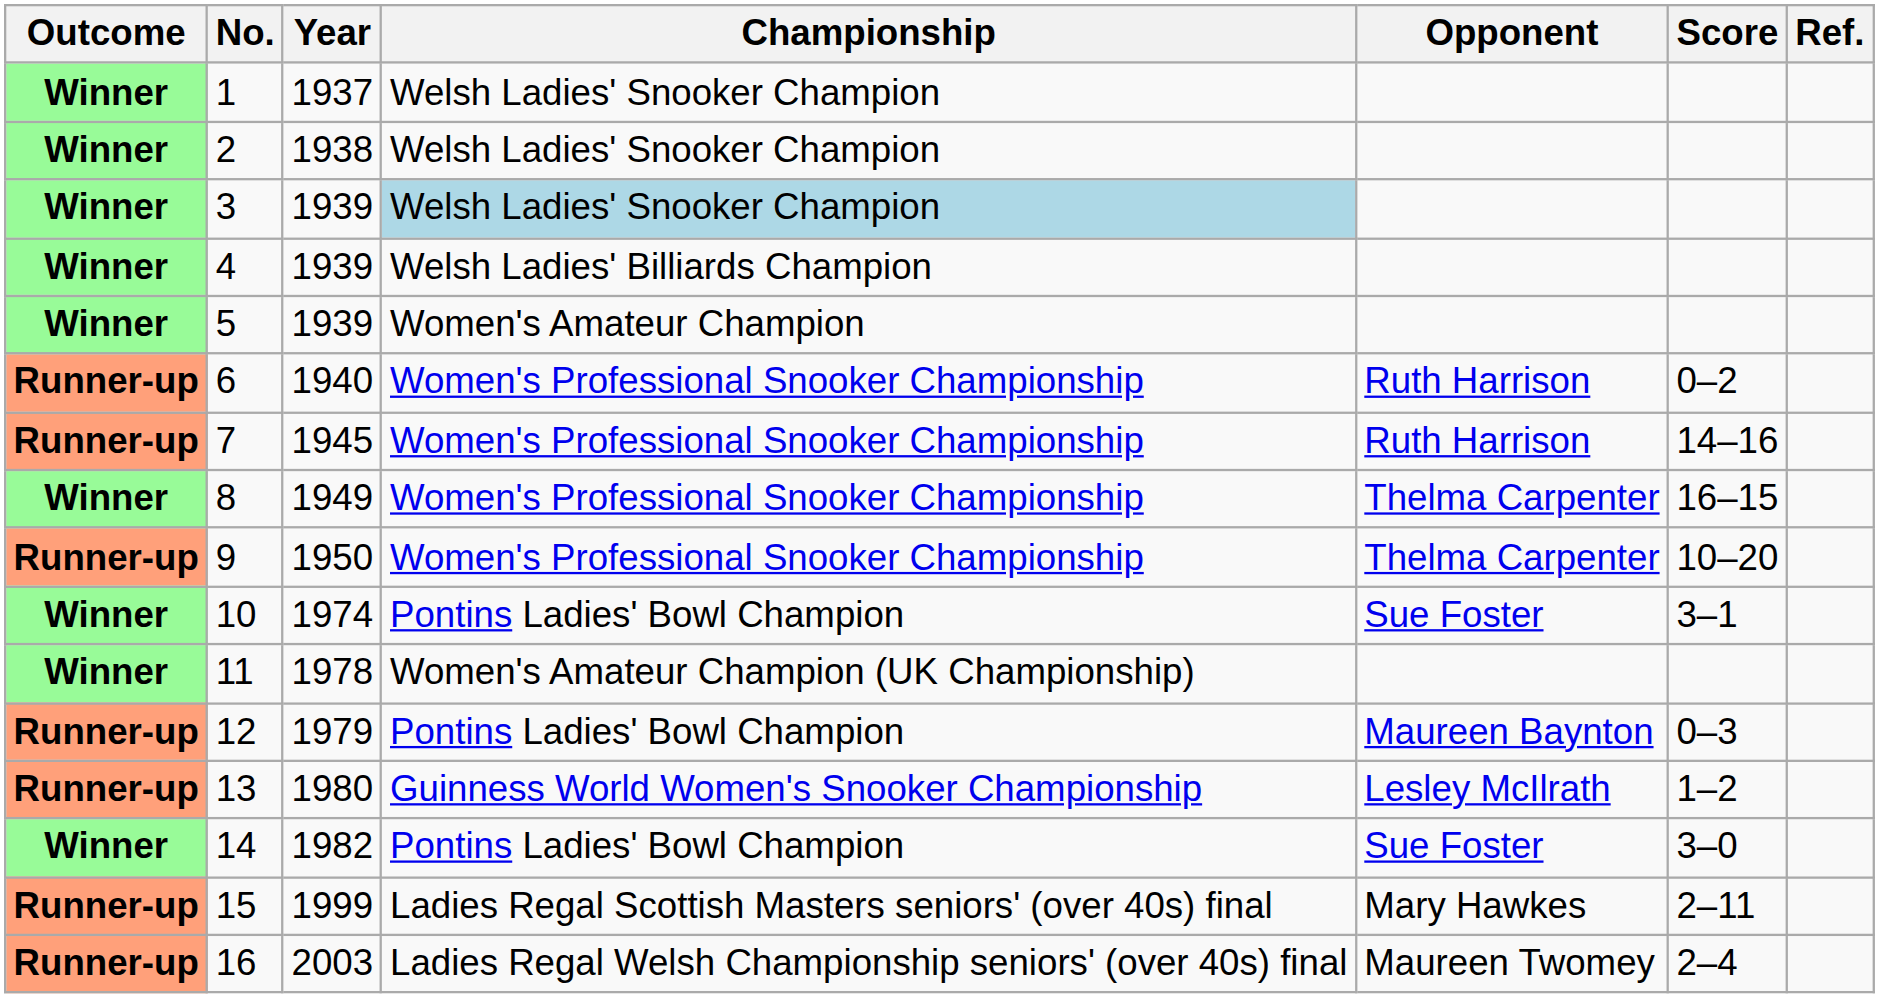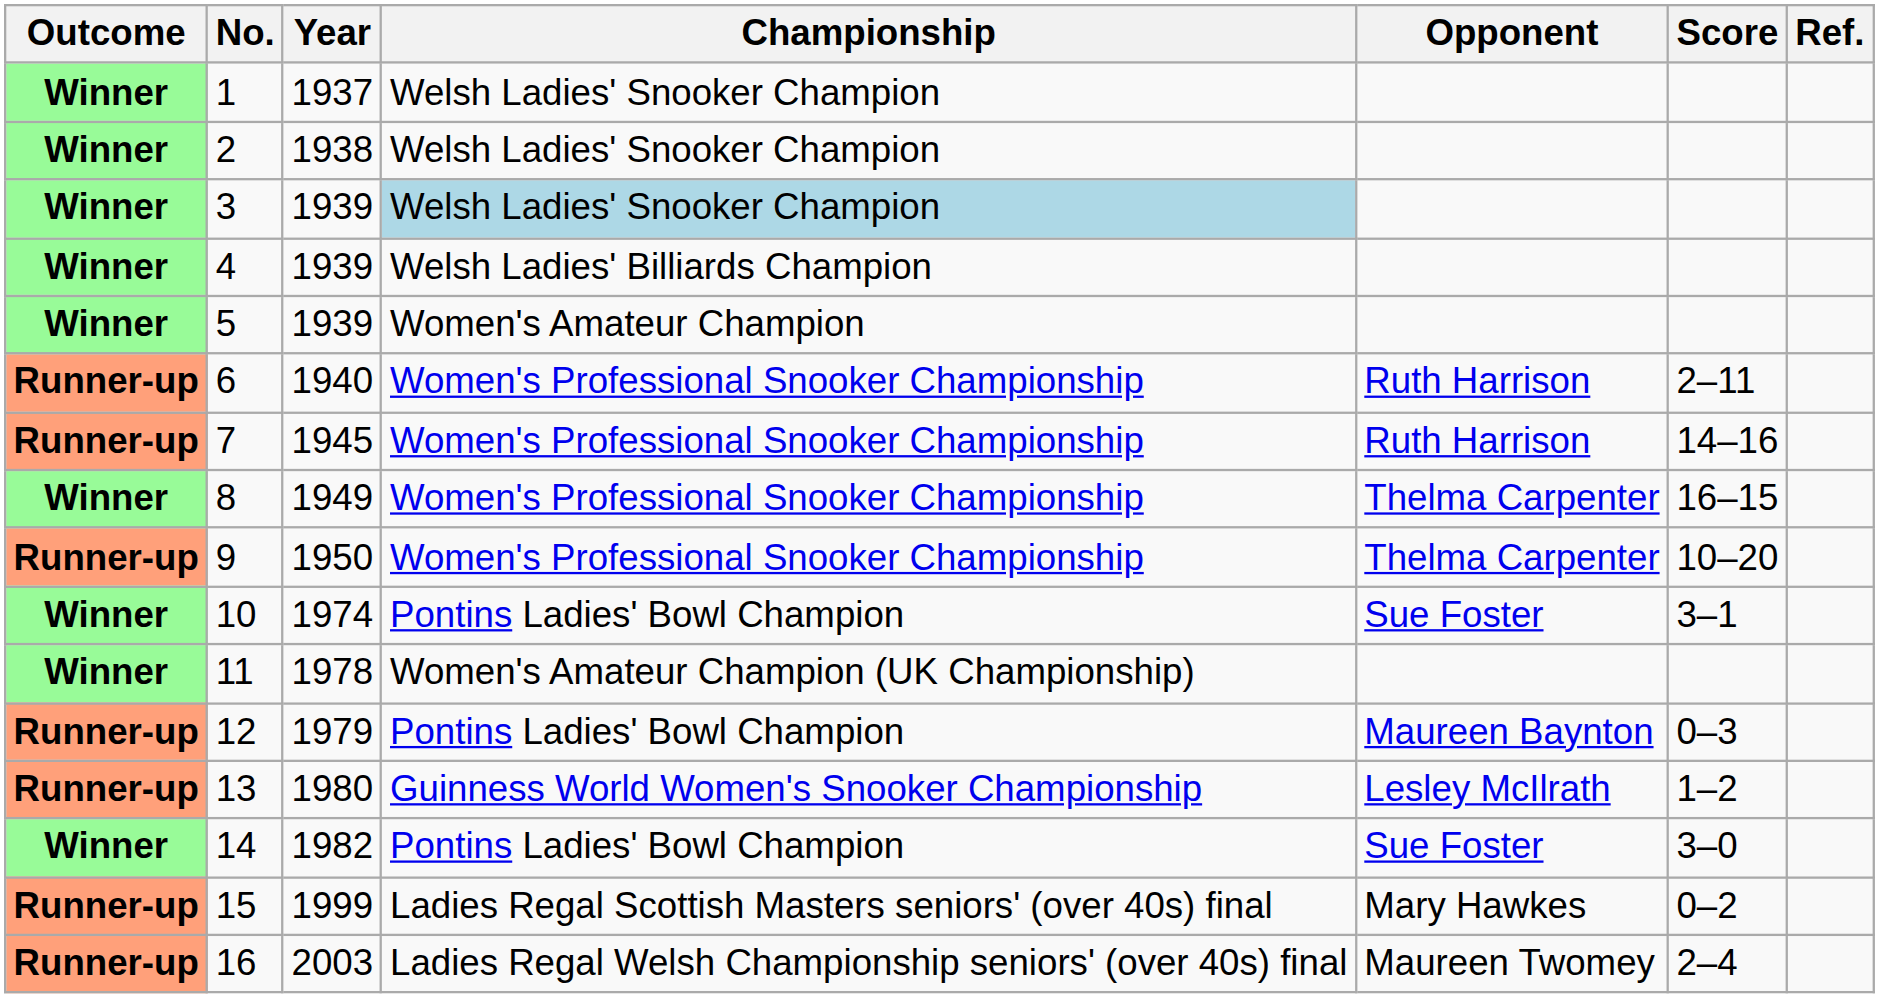(1707, 382) 0–2 -> (1716, 382) 2–11
(1716, 905) 2–11 -> (1707, 905) 0–2
